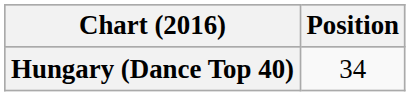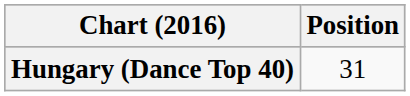(353, 68) 34 -> (353, 68) 31
